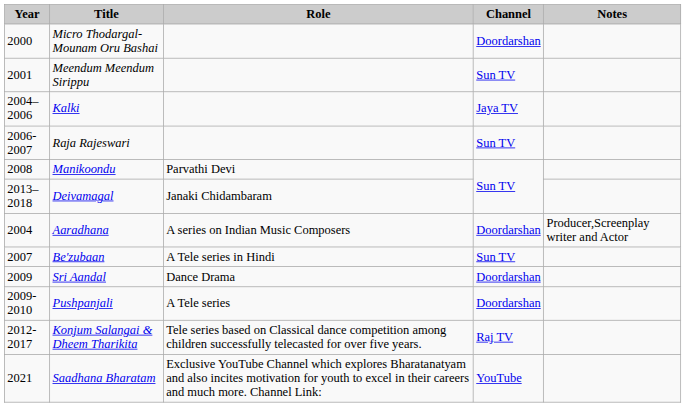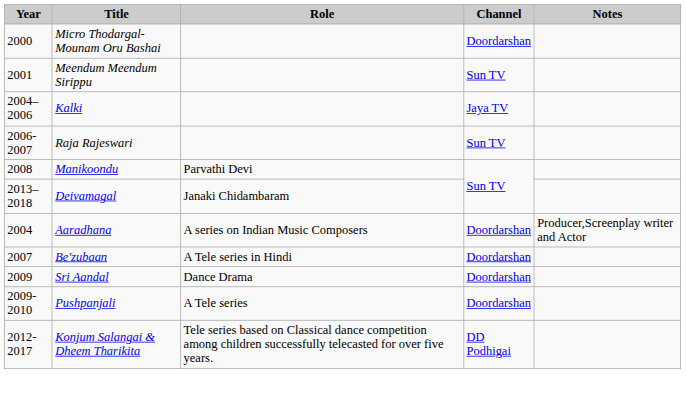(496, 256) Sun TV -> (499, 256) Doordarshan
(495, 337) Raj TV -> (489, 344) DD Podhigai
- row: (104, 378)
